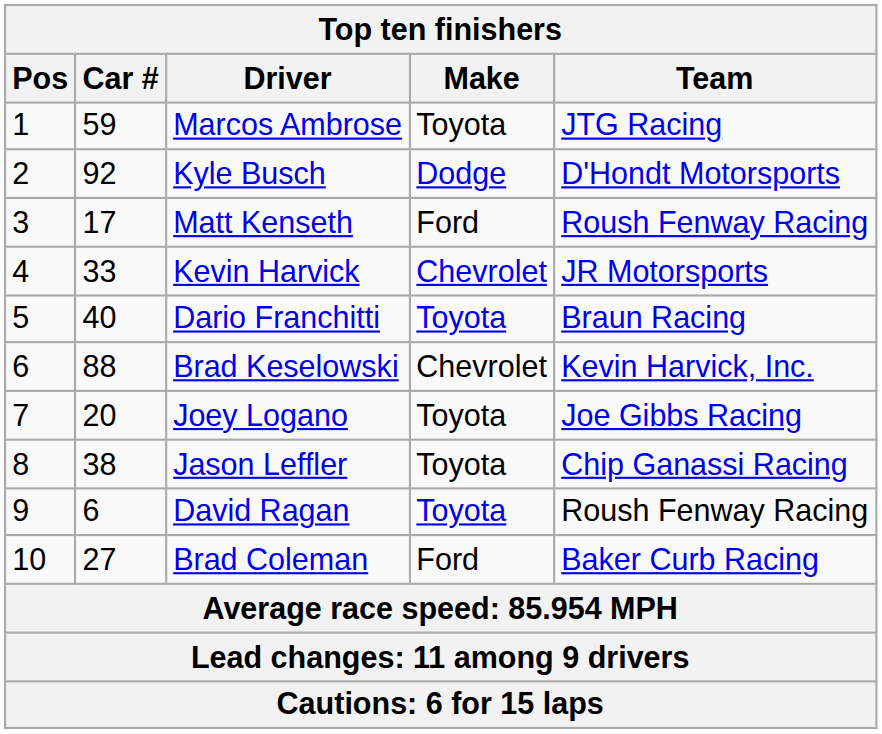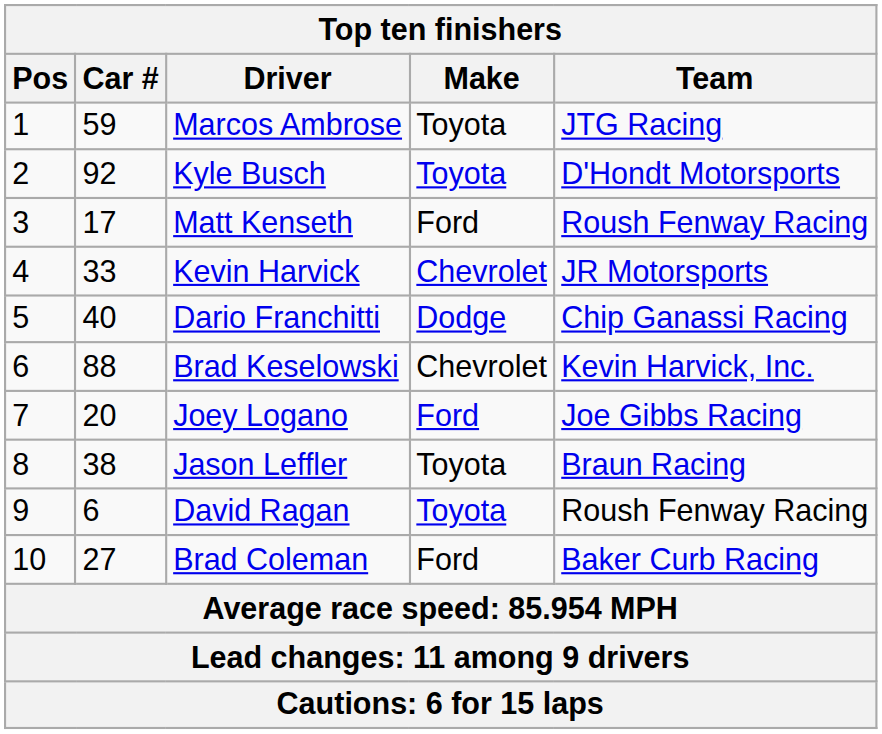(461, 174) Dodge -> (461, 174) Toyota
(461, 319) Toyota -> (461, 319) Dodge
(654, 319) Braun Racing -> (705, 319) Chip Ganassi Racing
(461, 415) Toyota -> (448, 415) Ford
(705, 464) Chip Ganassi Racing -> (654, 464) Braun Racing
